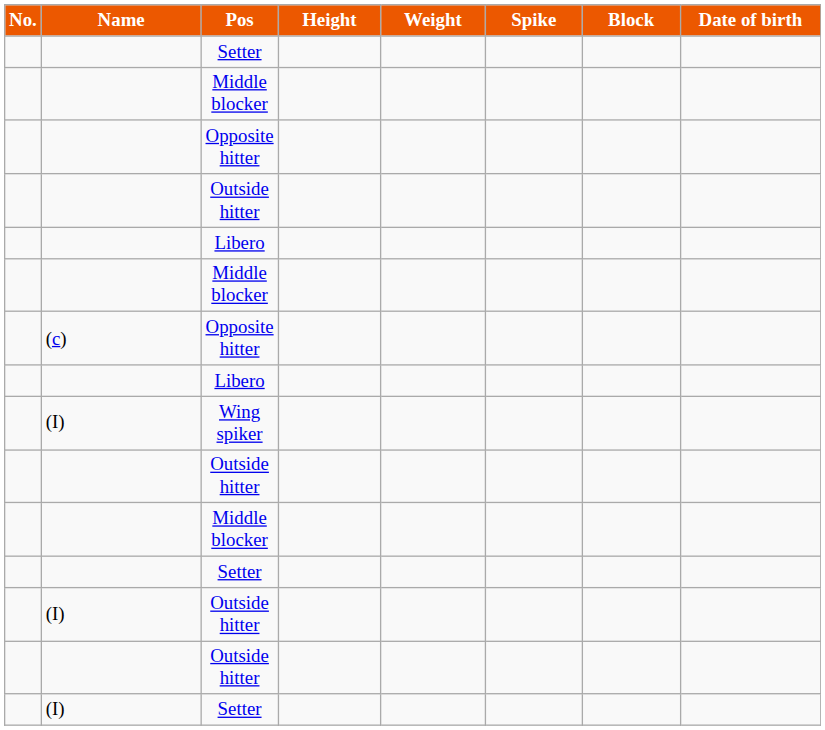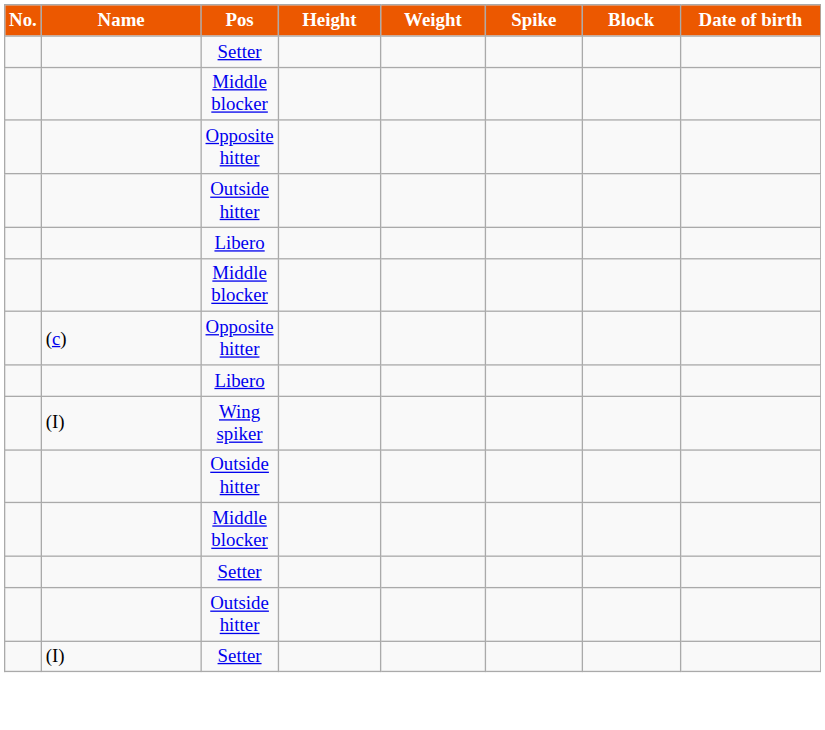- row: (55, 614)
